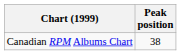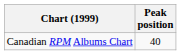(155, 41) 38 -> (155, 41) 40
